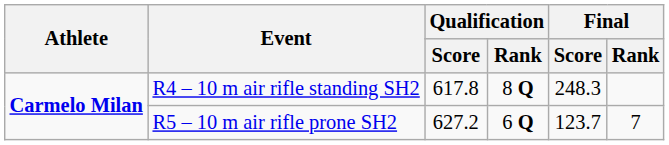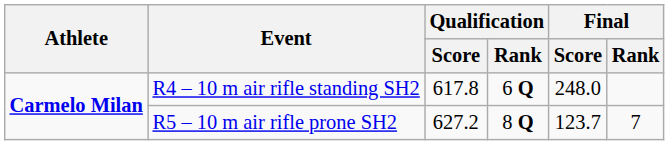(518, 89) 8 Q -> (518, 89) 6 Q
(578, 89) 248.3 -> (578, 89) 248.0
(518, 122) 6 Q -> (518, 122) 8 Q
